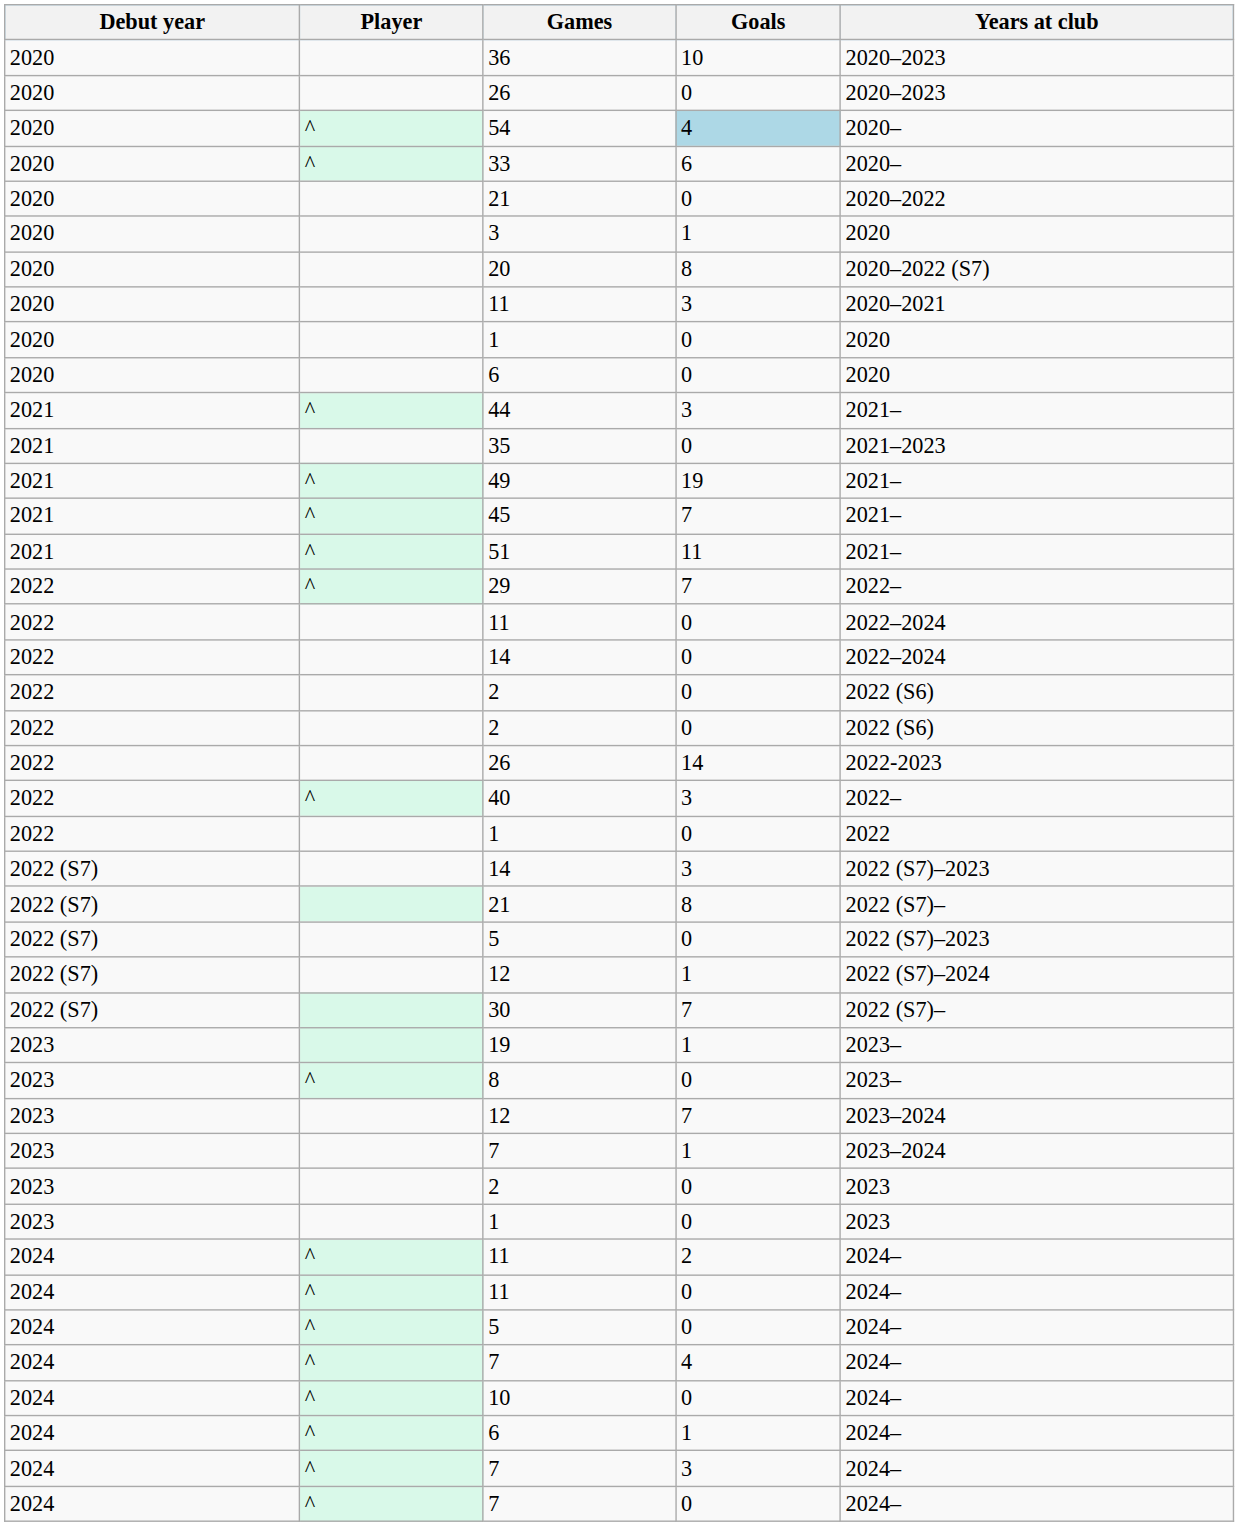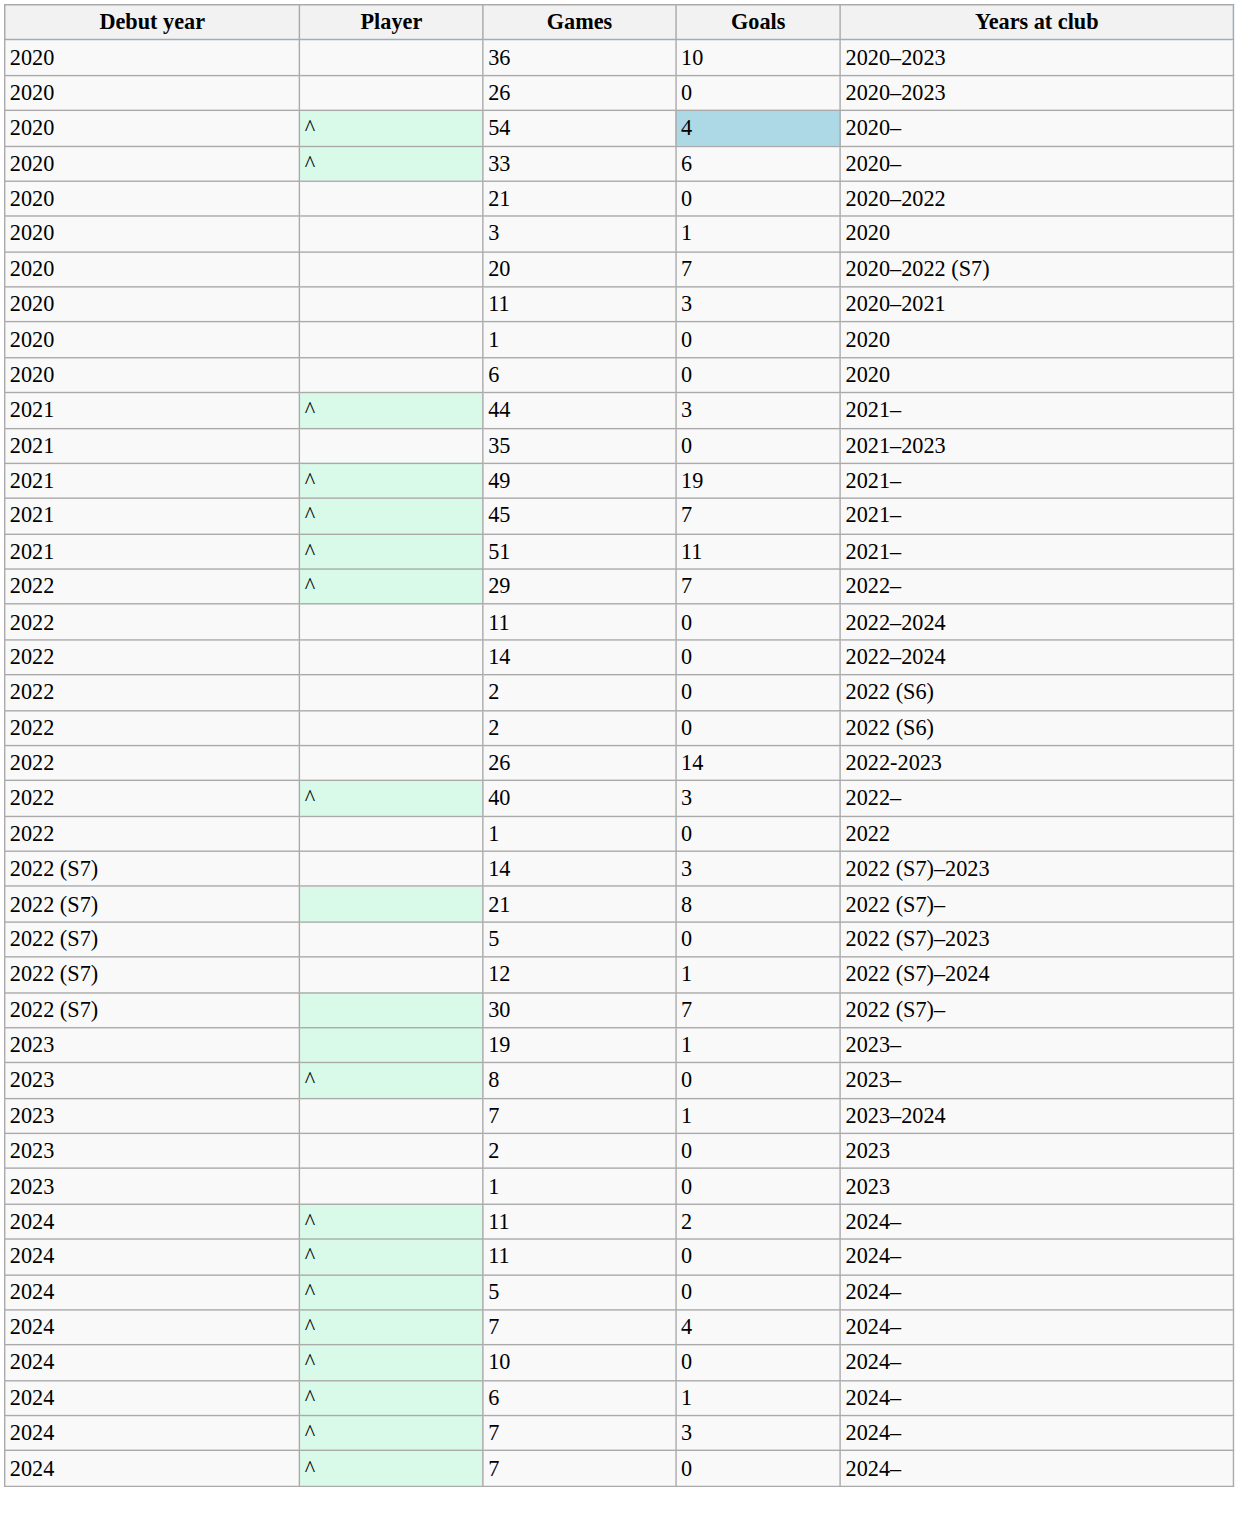(687, 269) 8 -> (687, 269) 7
- row: (32, 1115)
